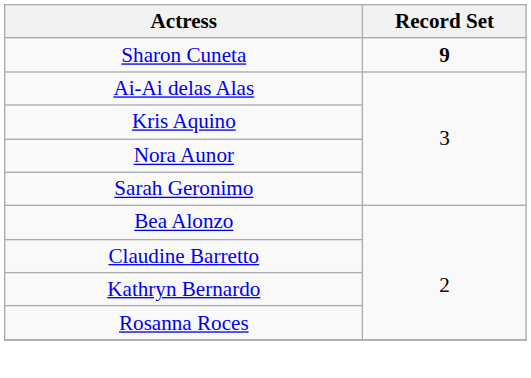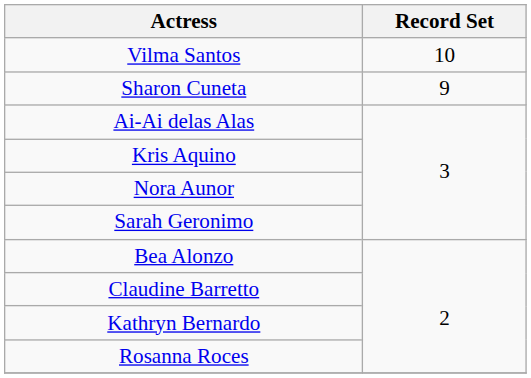+ row: (184, 54)
(445, 54) bold -> (445, 88) normal
